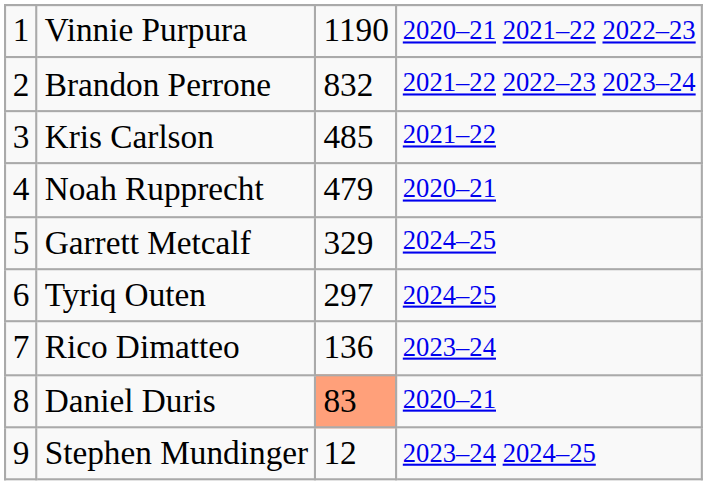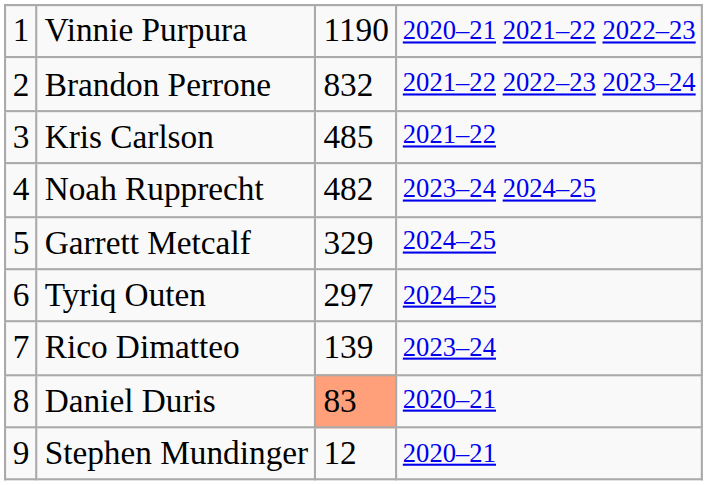(348, 189) 479 -> (348, 189) 482
(449, 189) 2020–21 -> (499, 189) 2023–24 2024–25
(348, 347) 136 -> (348, 347) 139
(499, 453) 2023–24 2024–25 -> (449, 453) 2020–21
